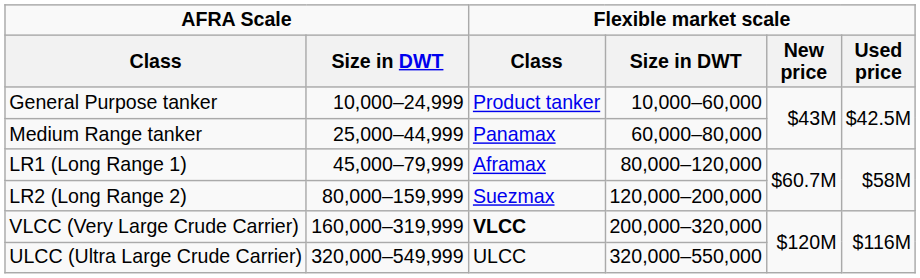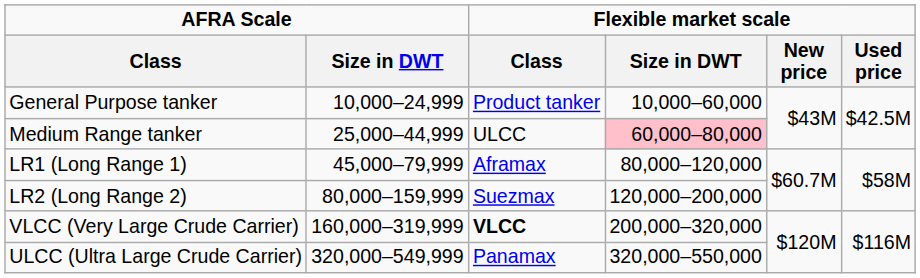(514, 134) Panamax -> (500, 134) ULCC
(697, 134) no background -> (697, 134) pink background
(500, 257) ULCC -> (514, 257) Panamax
